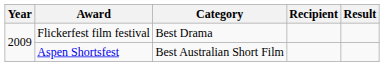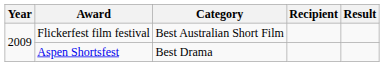(184, 33) Best Drama -> (220, 33) Best Australian Short Film
(220, 52) Best Australian Short Film -> (184, 52) Best Drama
